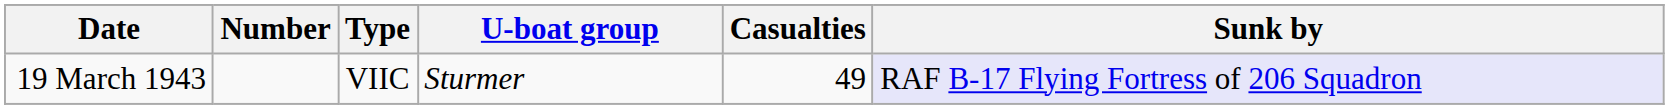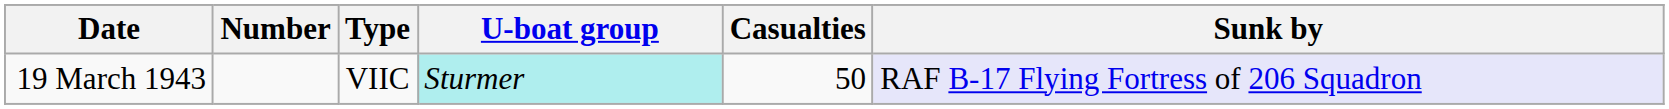(474, 78) no background -> (474, 78) paleturquoise background
(850, 78) 49 -> (850, 78) 50
